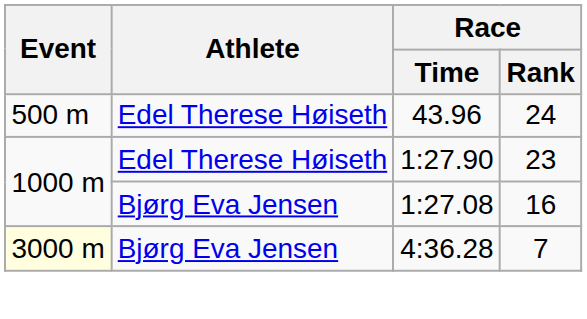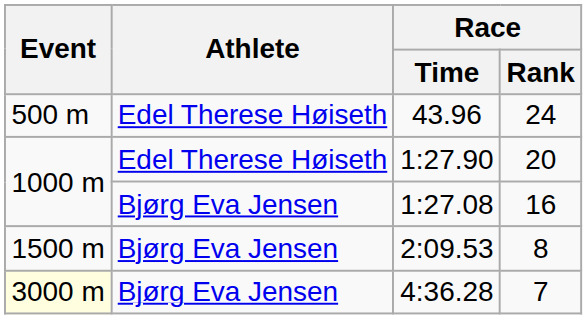(541, 160) 23 -> (541, 160) 20
+ row: (447, 248)
